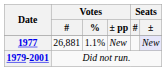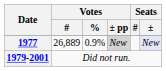(67, 43) 26,881 -> (67, 43) 26,889
(95, 43) 1.1% -> (95, 43) 0.9%
(118, 43) no background -> (118, 43) lightgrey background
